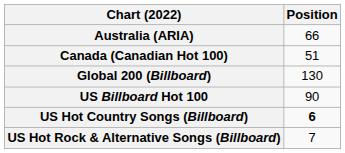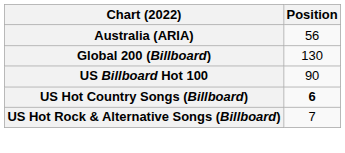(312, 35) 66 -> (312, 35) 56
- row: (144, 55)
